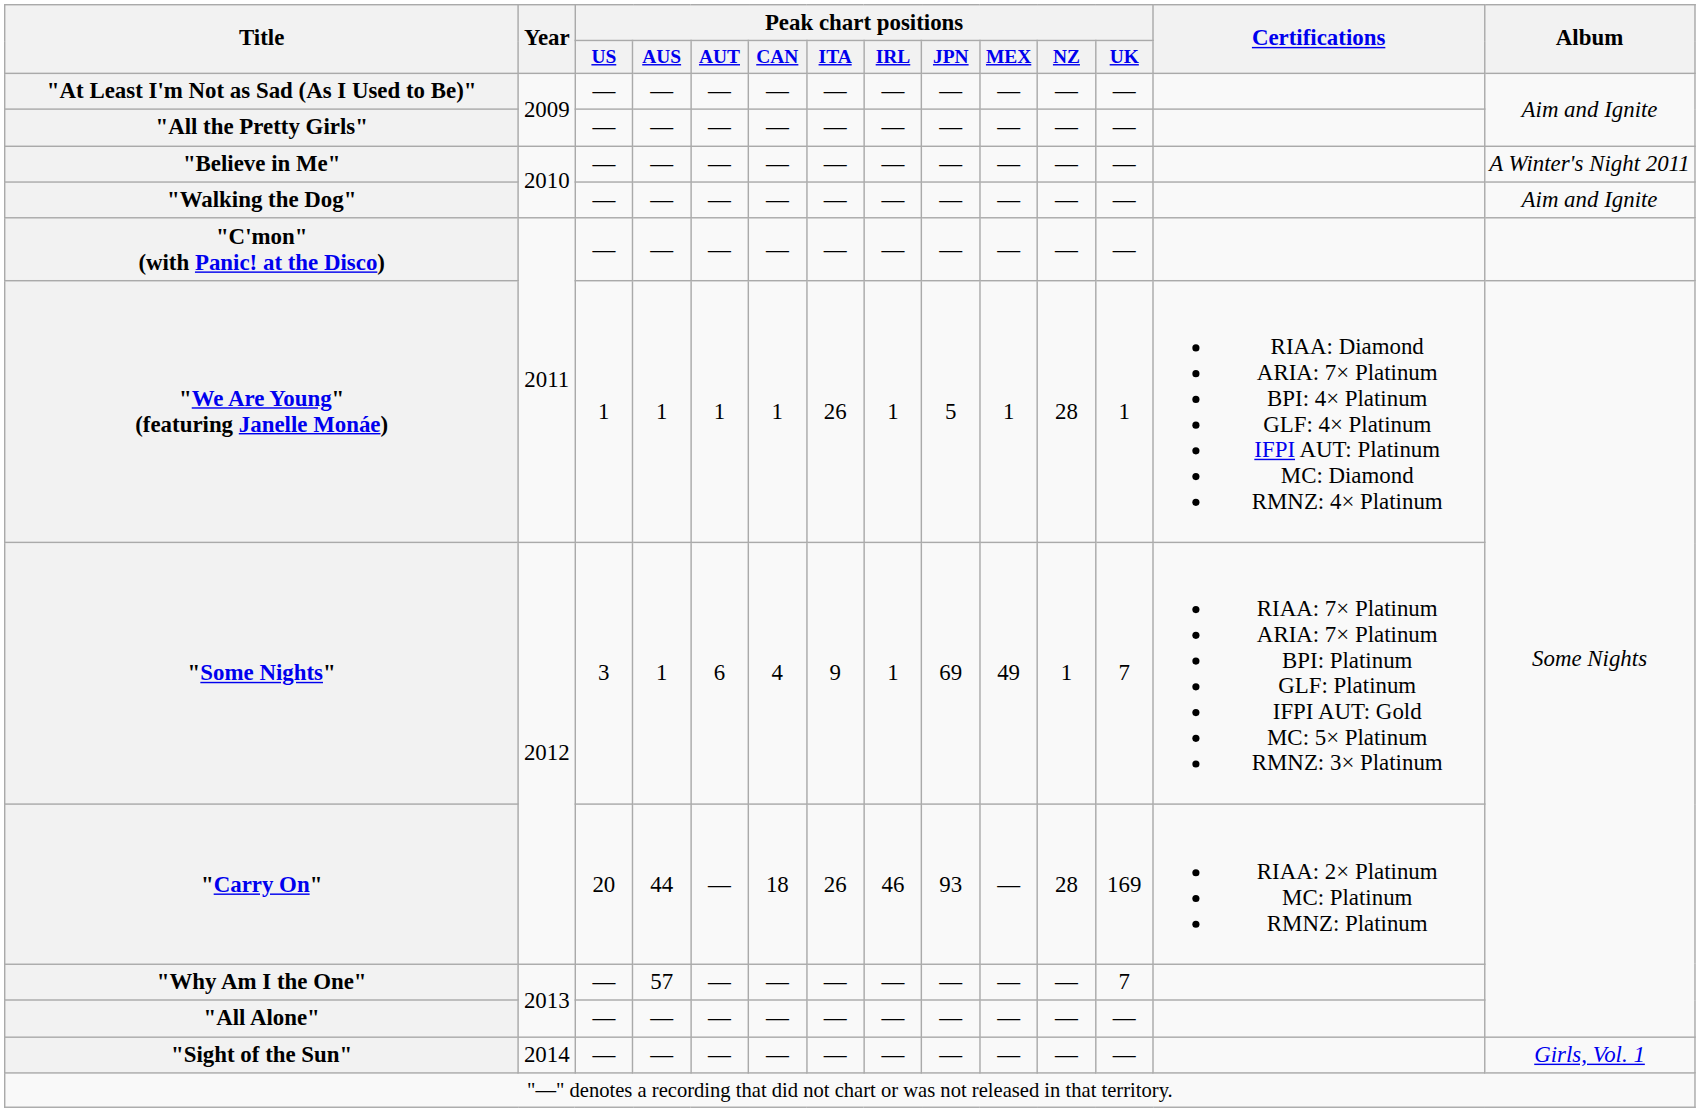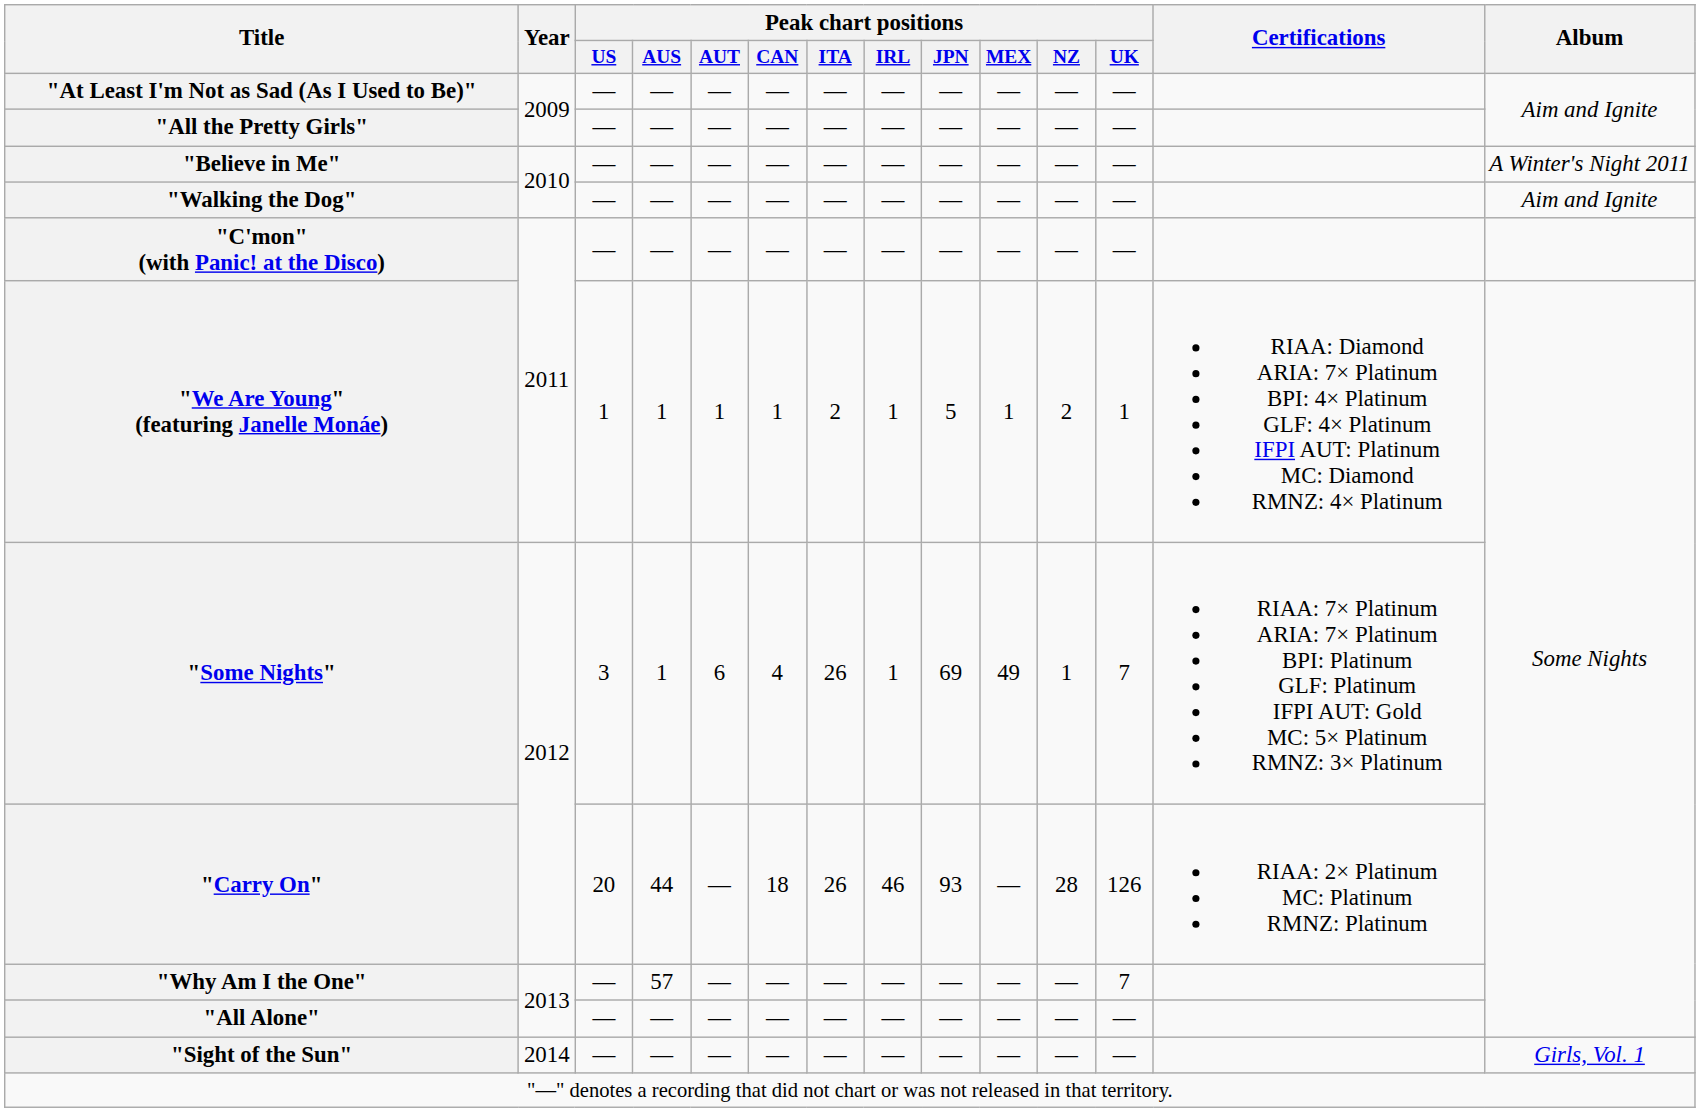(835, 411) 26 -> (835, 411) 2
(1066, 411) 28 -> (1066, 411) 2
(835, 673) 9 -> (835, 673) 26
(1124, 884) 169 -> (1124, 884) 126
